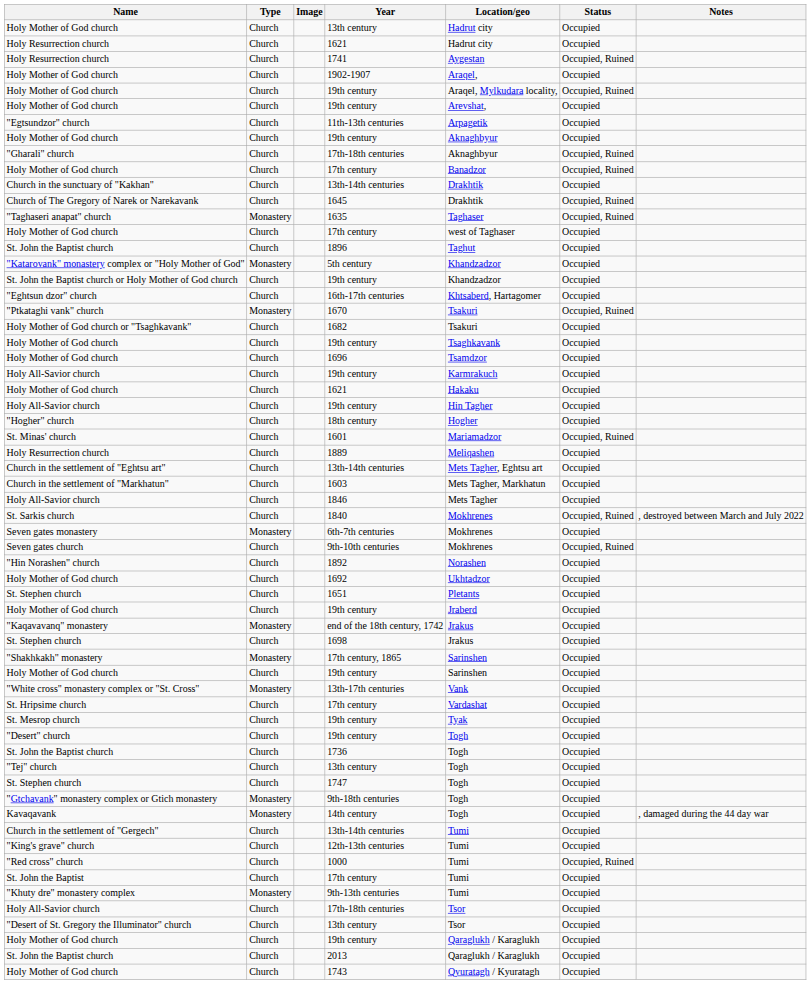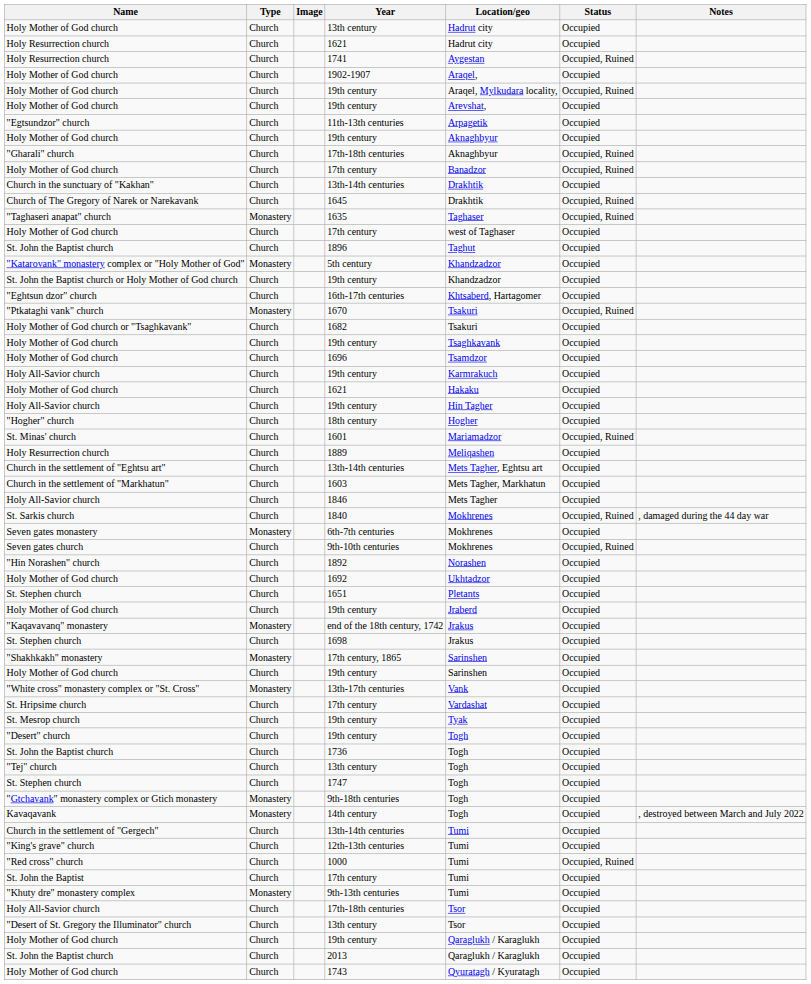(721, 515) , destroyed between March and July 2022 -> (703, 515) , damaged during the 44 day war
(703, 814) , damaged during the 44 day war -> (721, 814) , destroyed between March and July 2022
